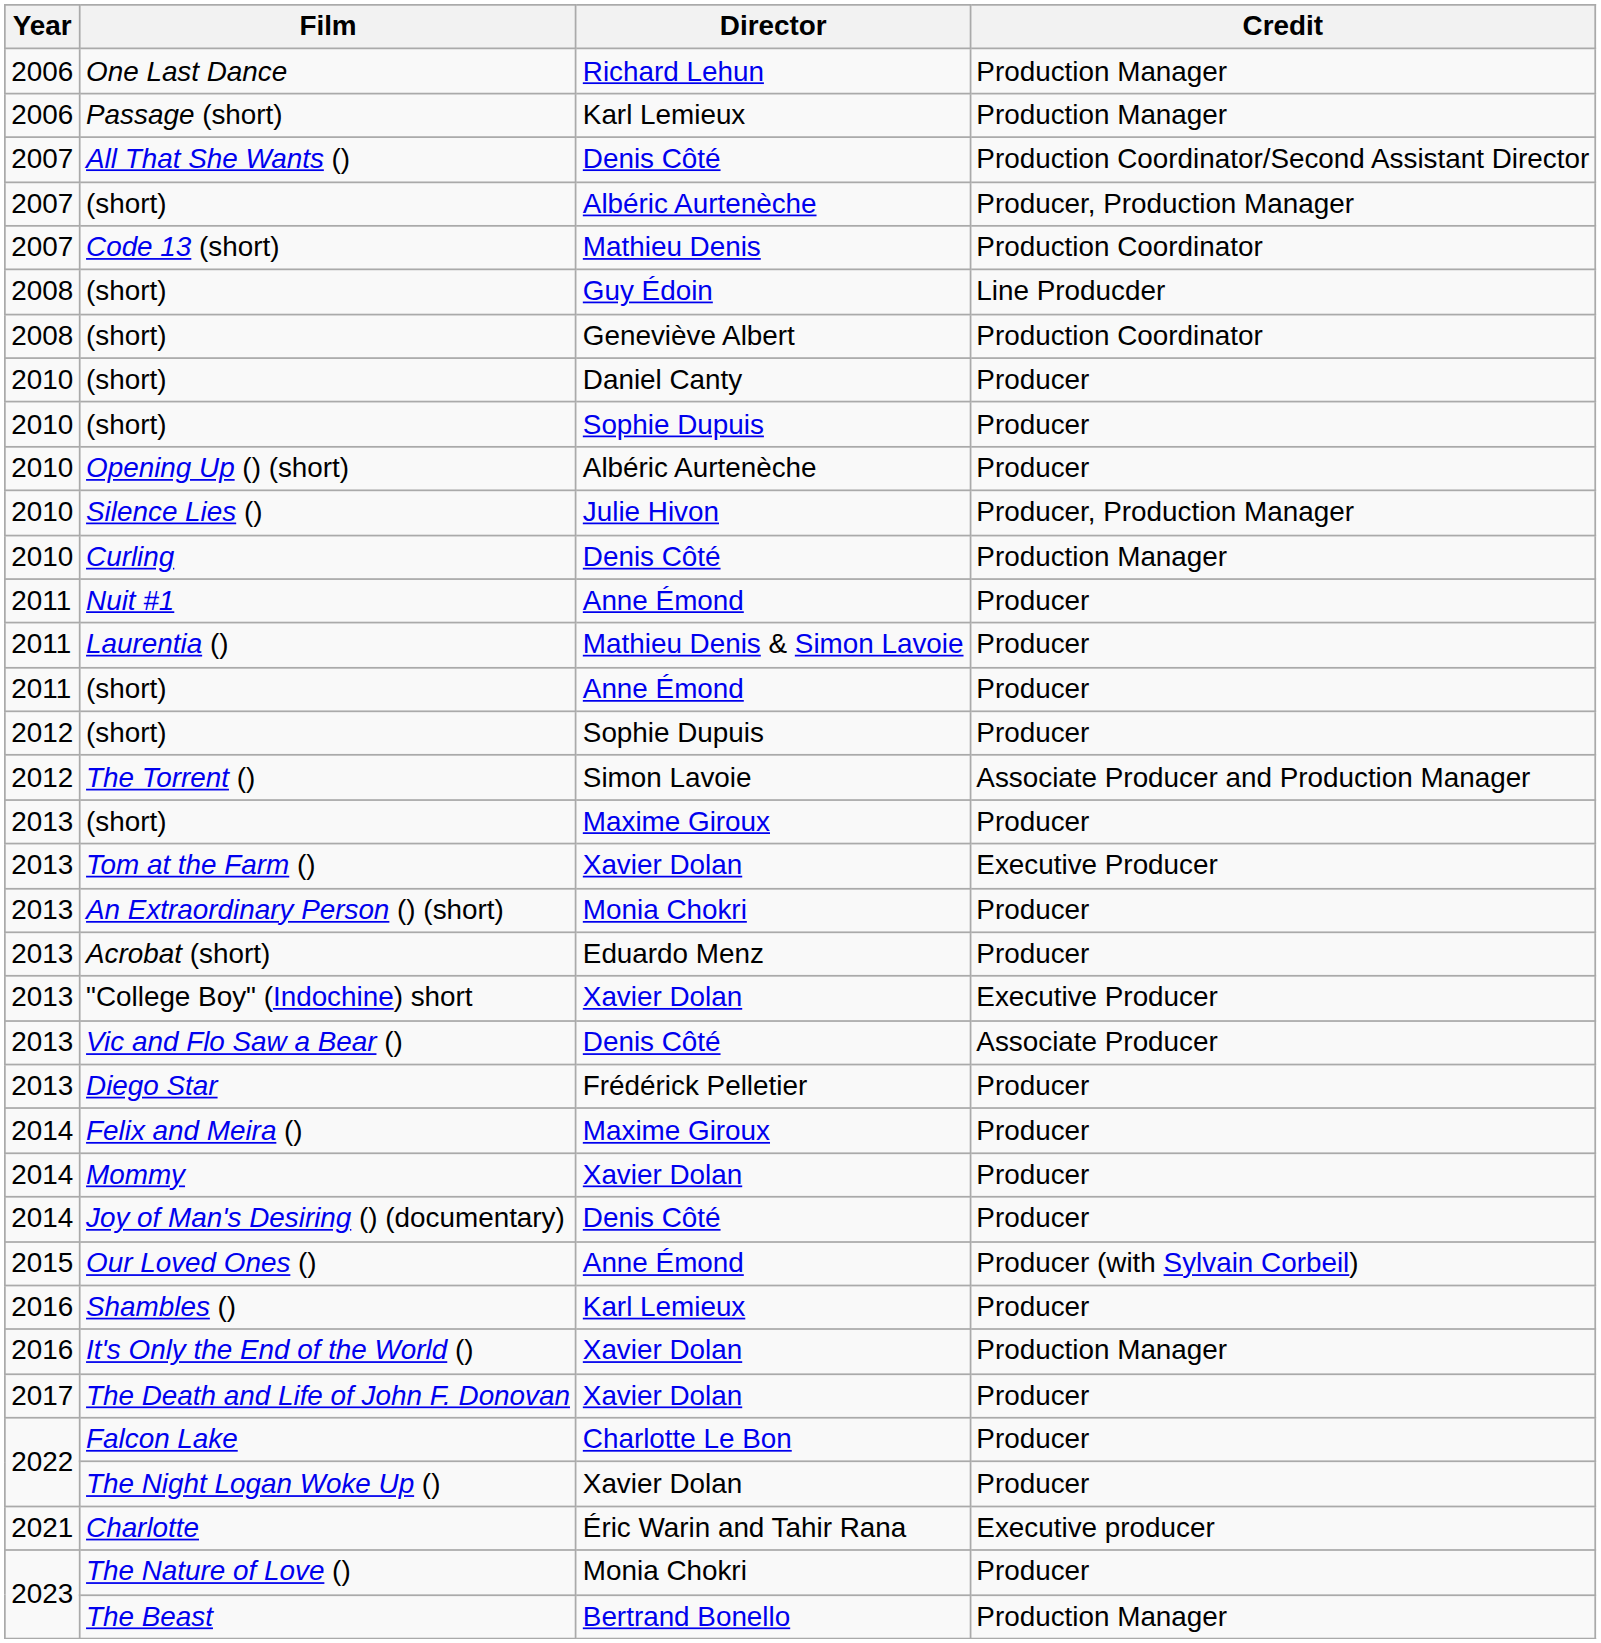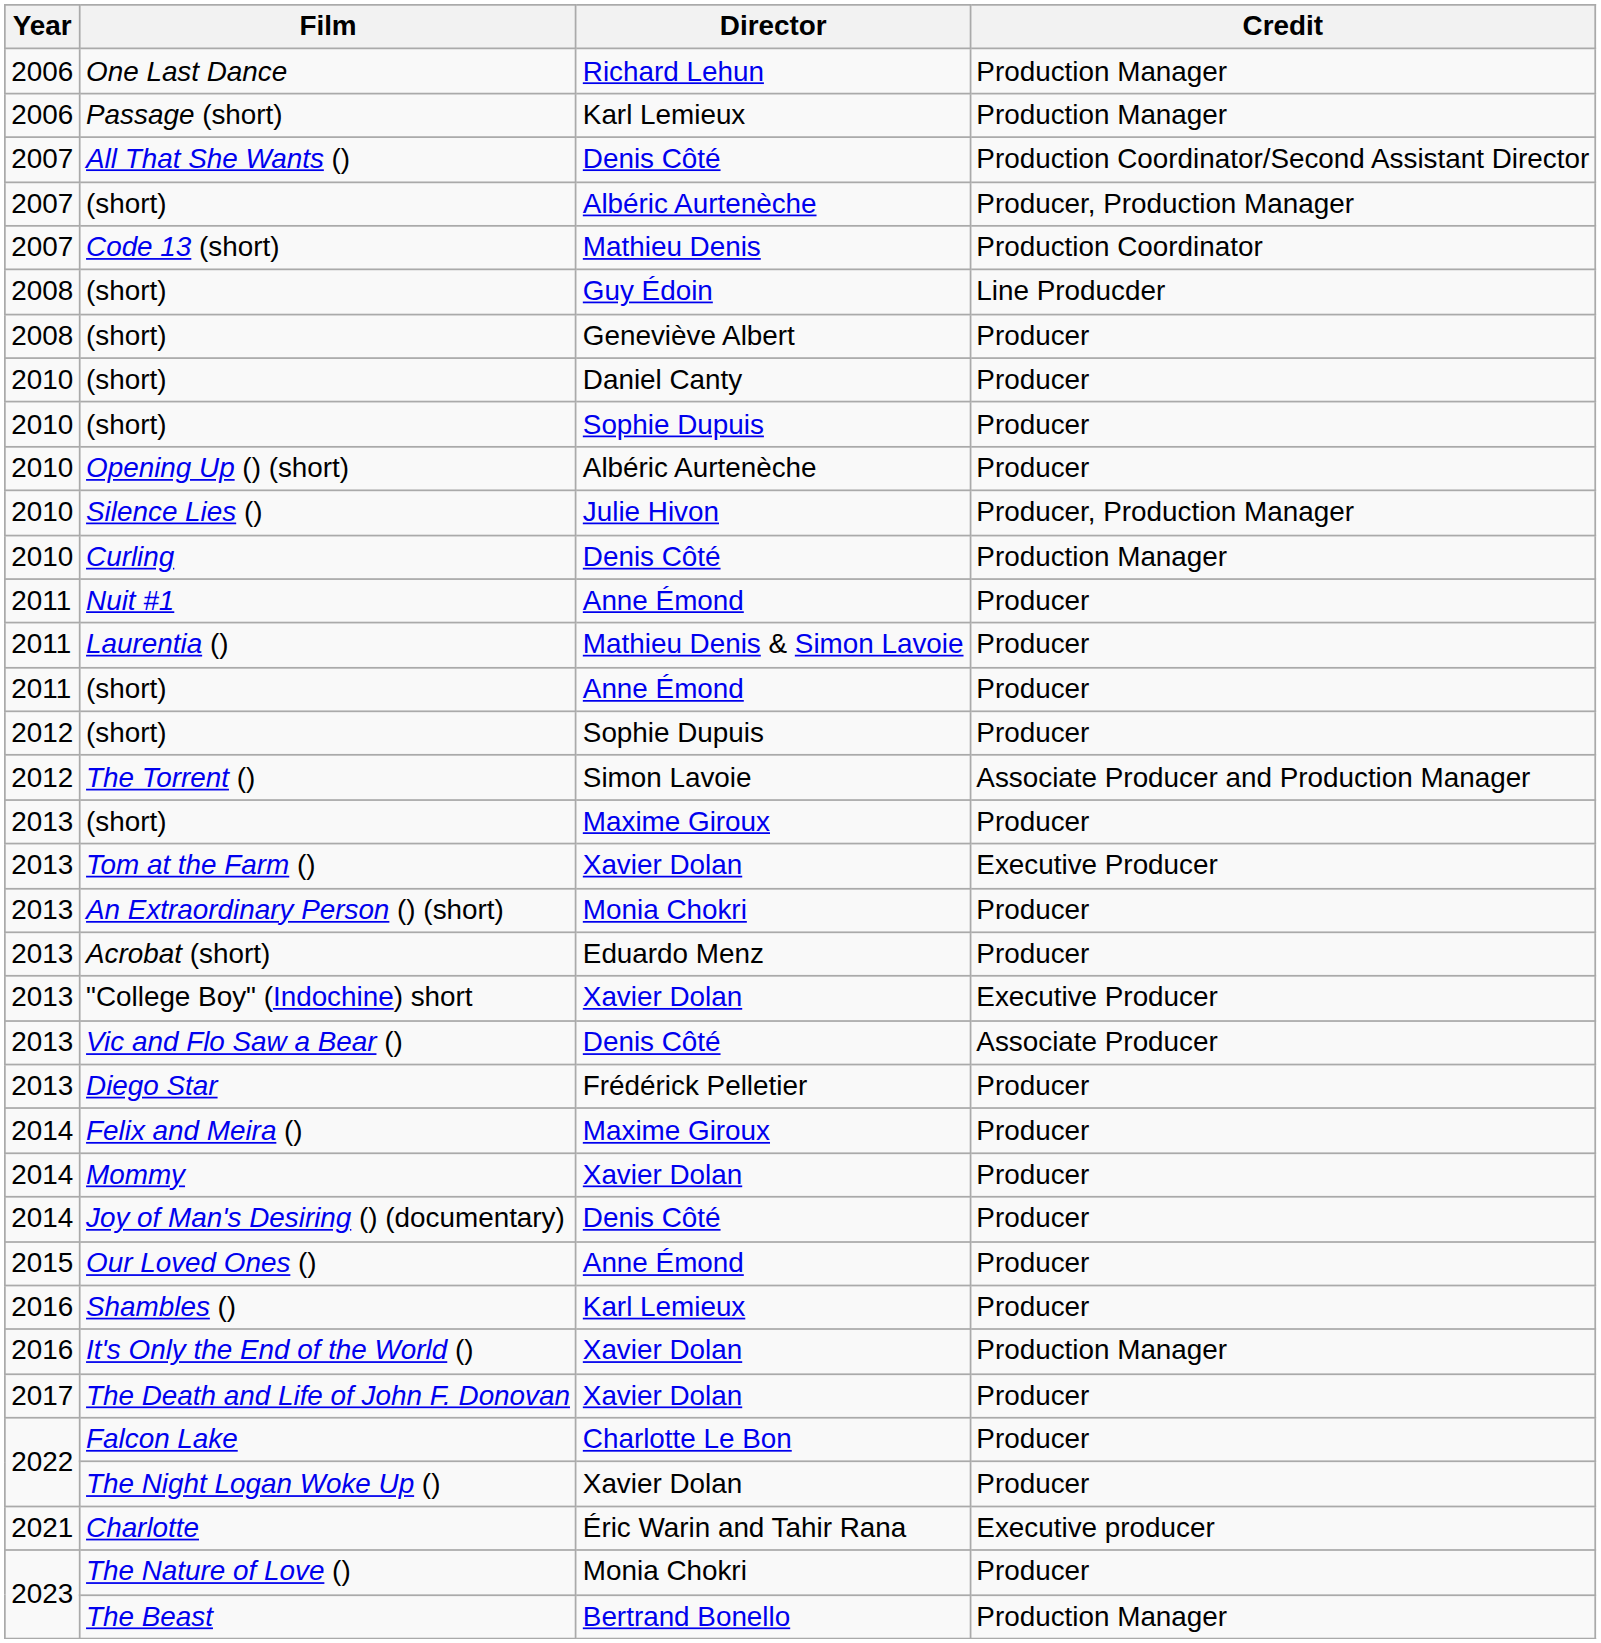(1120, 335) Production Coordinator -> (1033, 335) Producer
(1167, 1262) Producer (with Sylvain Corbeil) -> (1033, 1262) Producer
